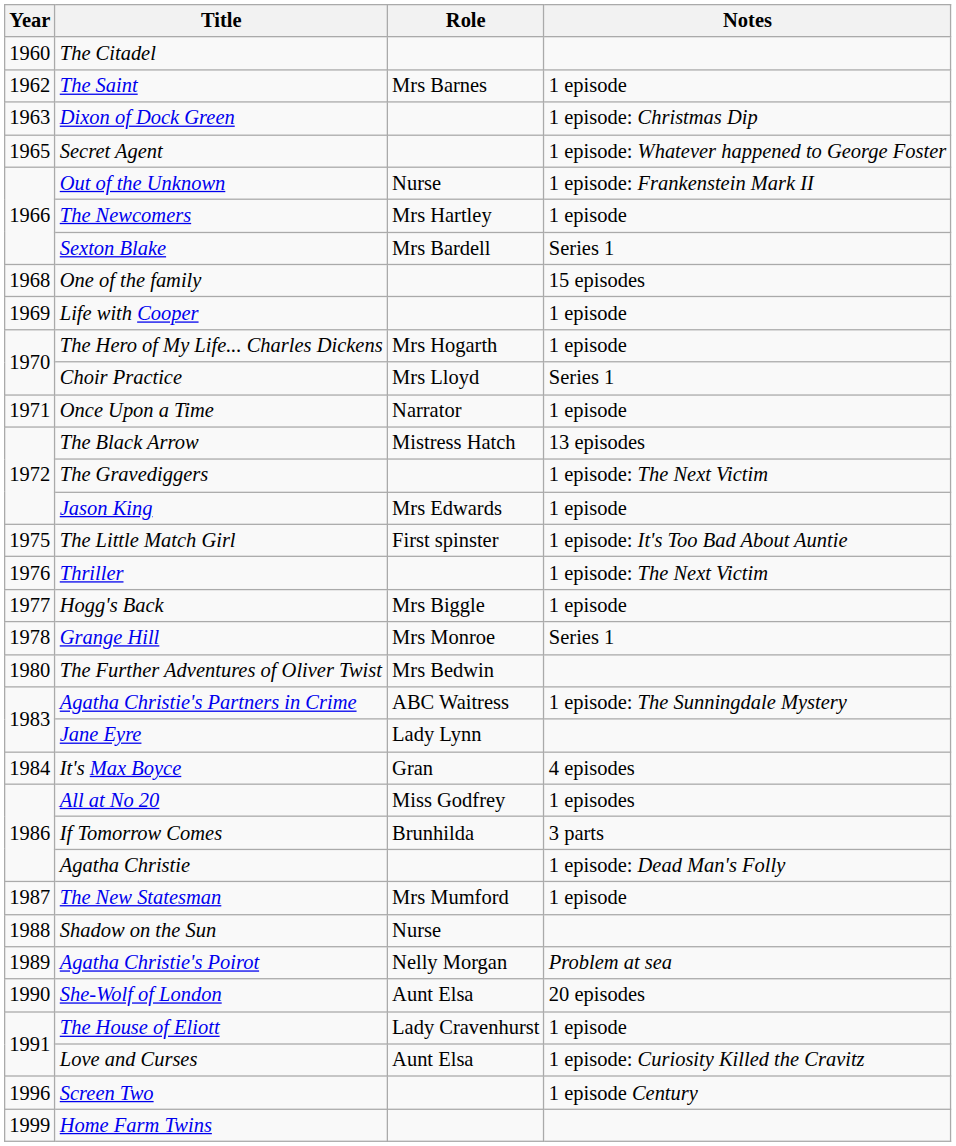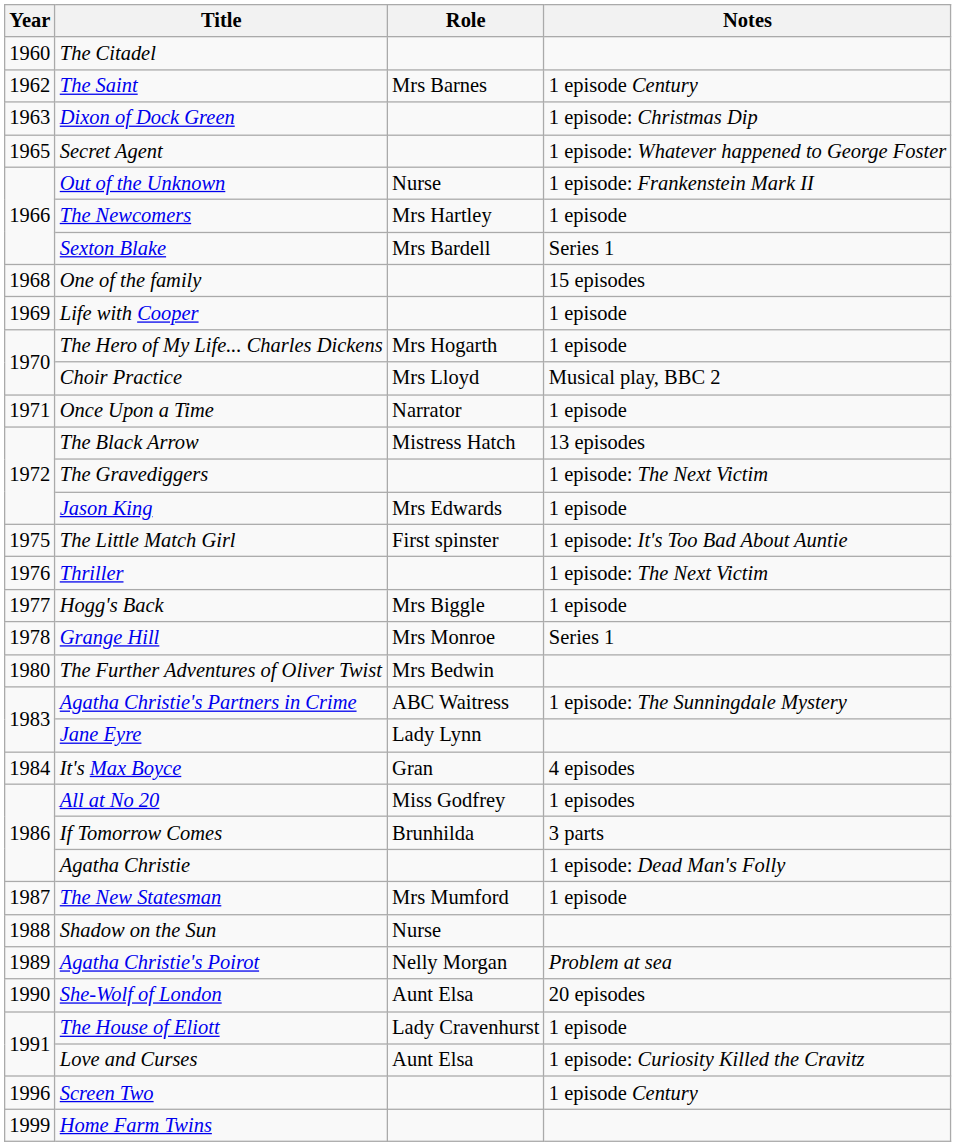(588, 85) 1 episode -> (623, 85) 1 episode Century
(582, 378) Series 1 -> (635, 378) Musical play, BBC 2
